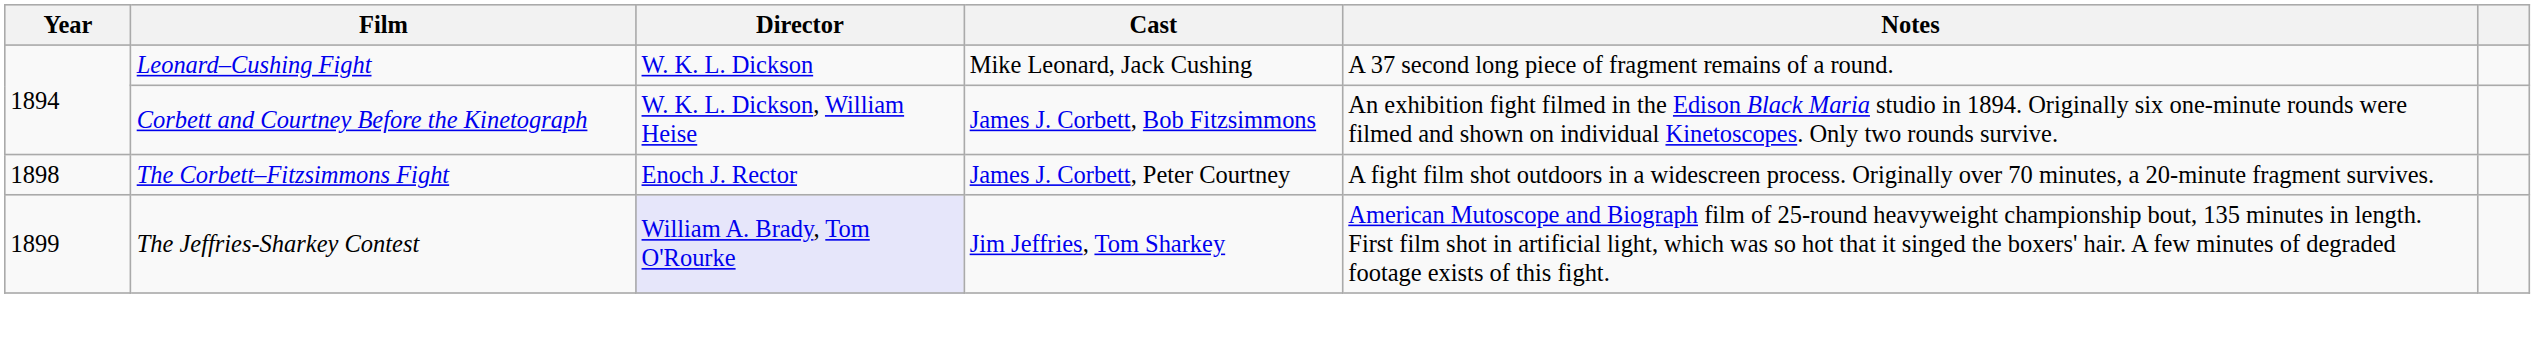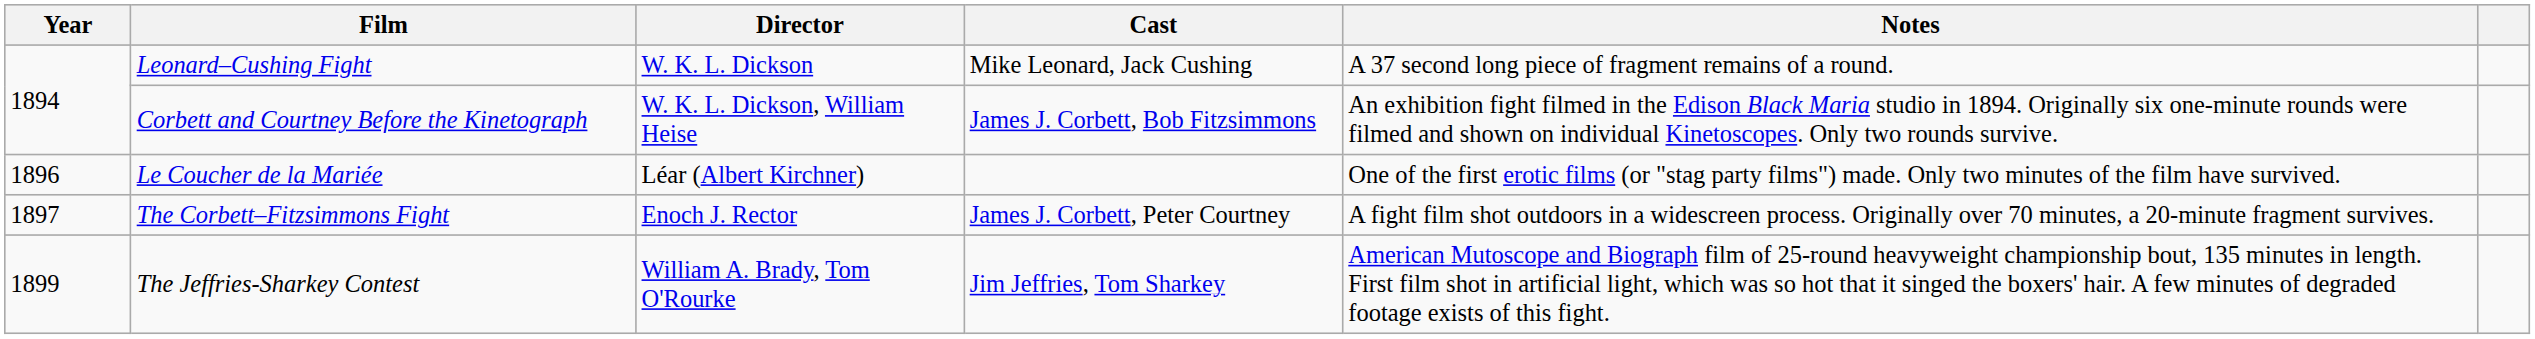+ row: (260, 174)
(35, 174) 1898 -> (35, 215) 1897
(756, 244) lavender background -> (756, 284) no background
